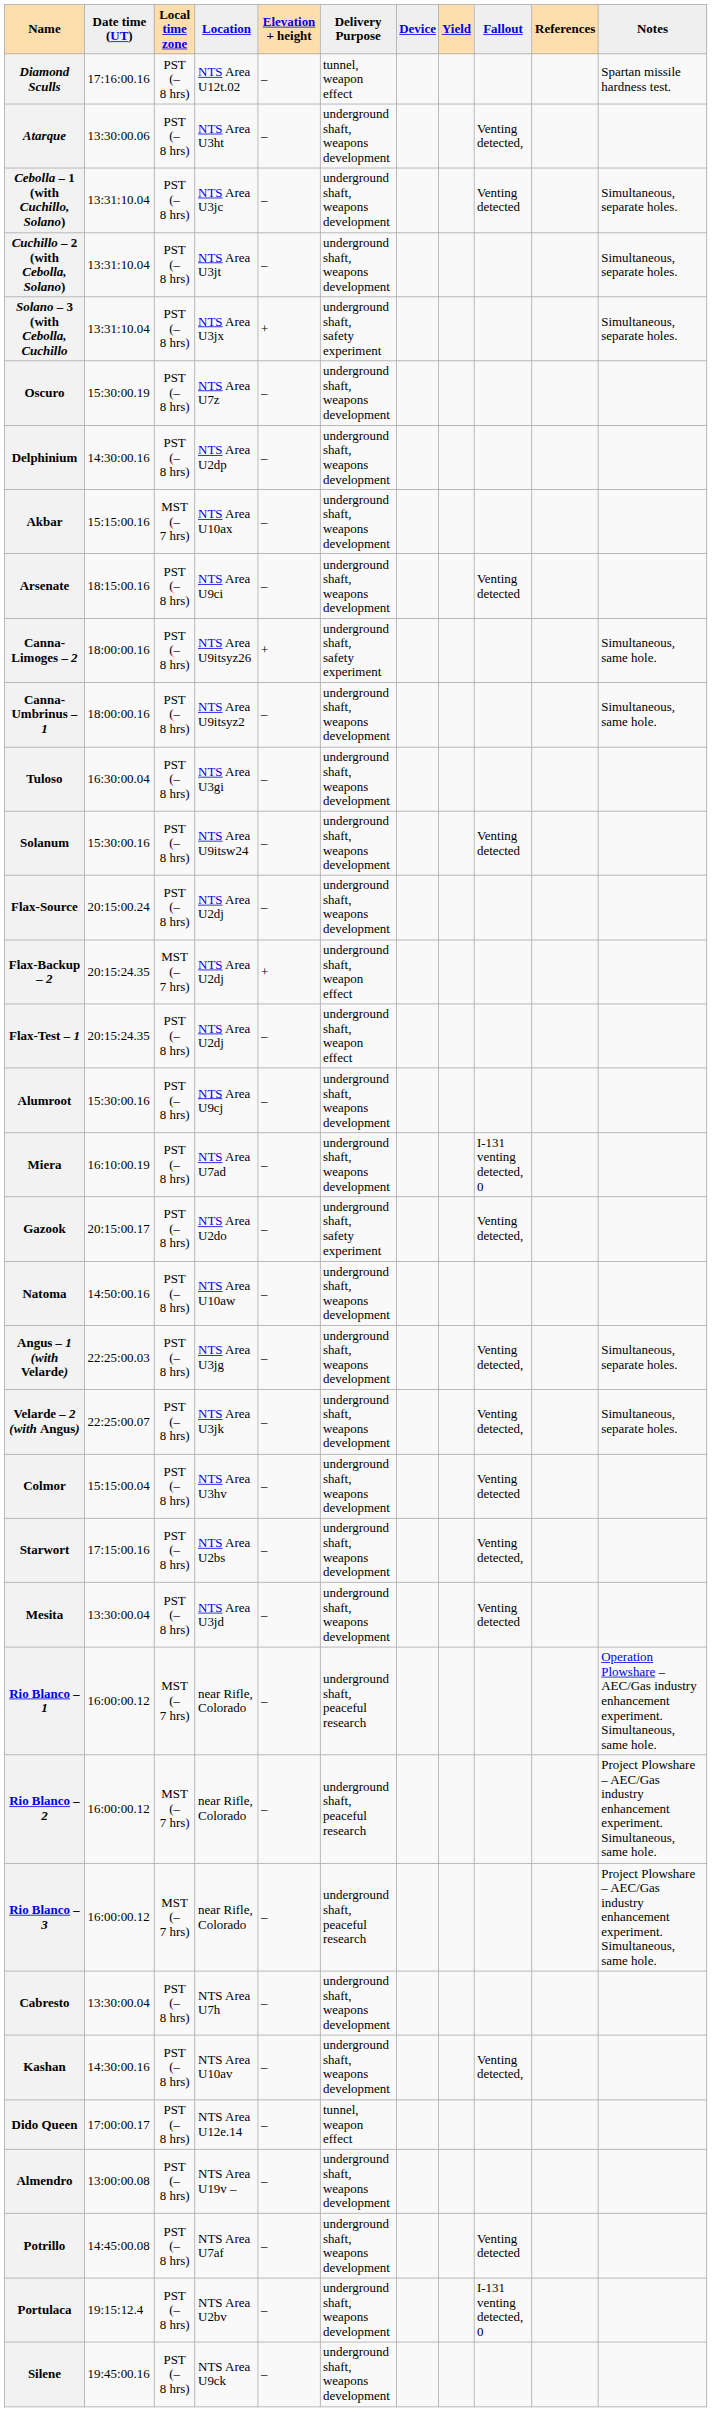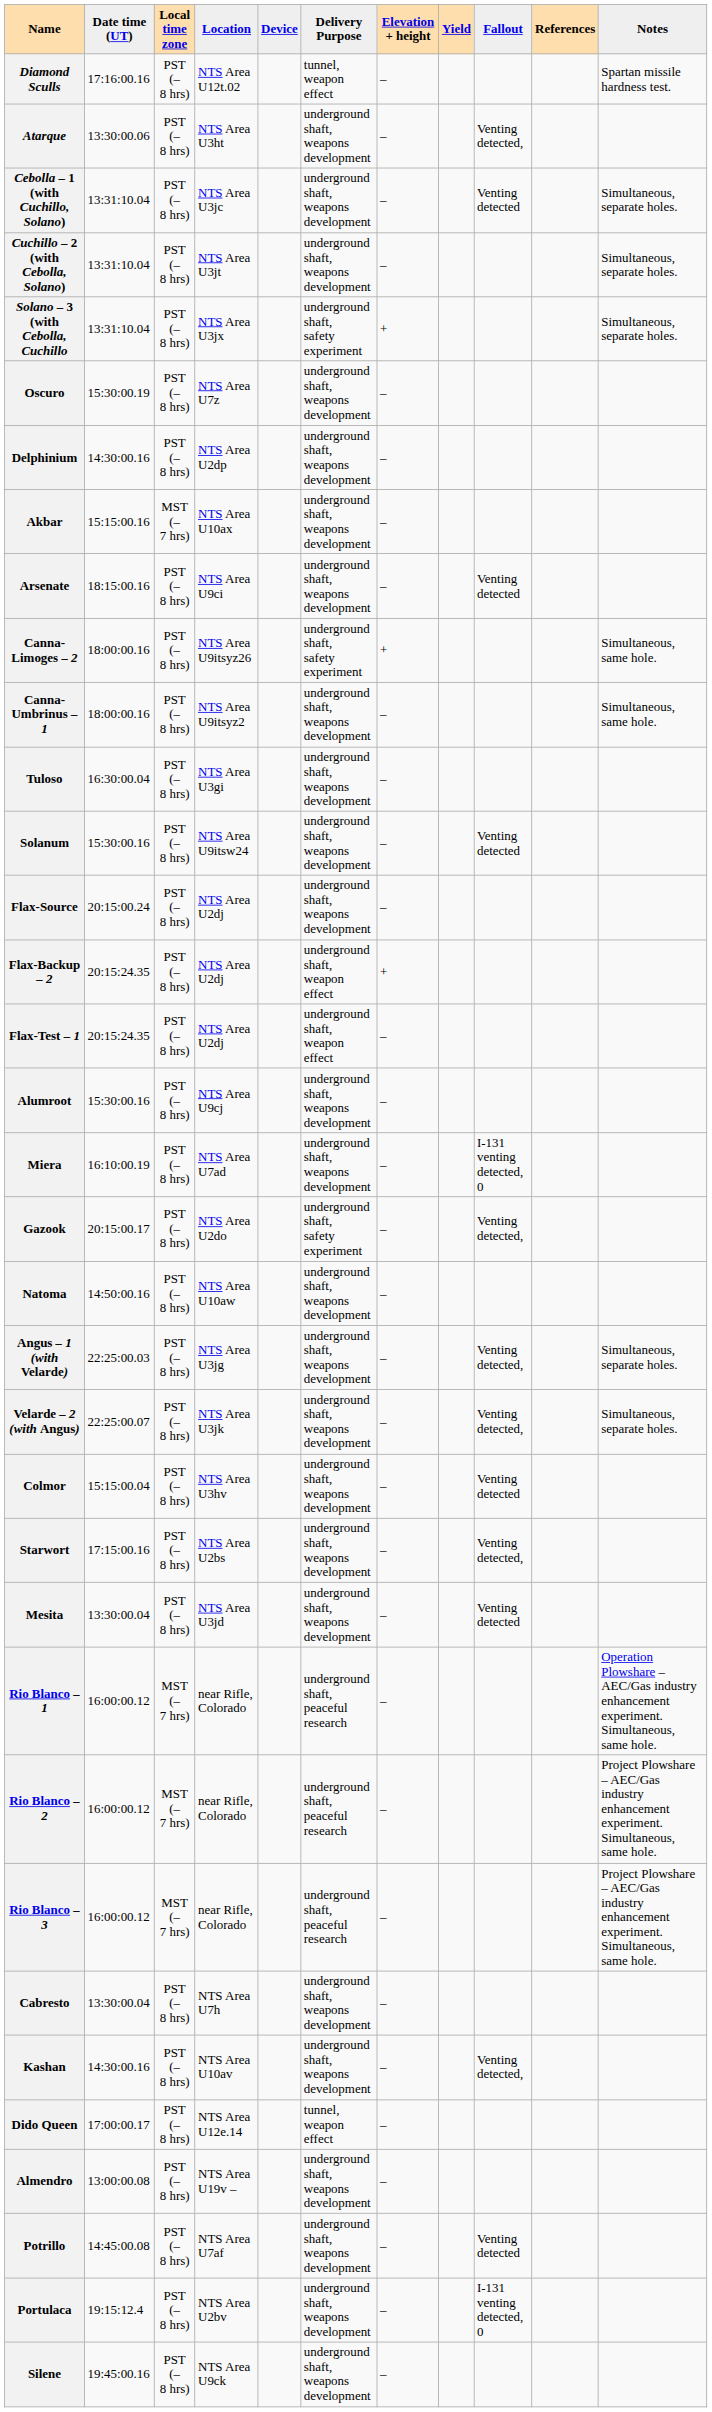columns swapped: (289, 29) <-> (418, 29)
(175, 971) MST (–7 hrs) -> (175, 971) PST (–8 hrs)
